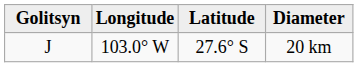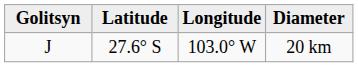columns swapped: (222, 18) <-> (135, 18)
